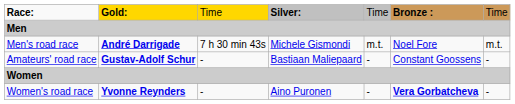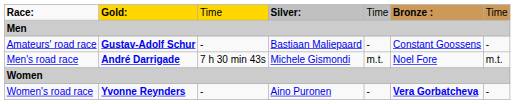rows swapped: (42, 44) <-> (52, 60)
